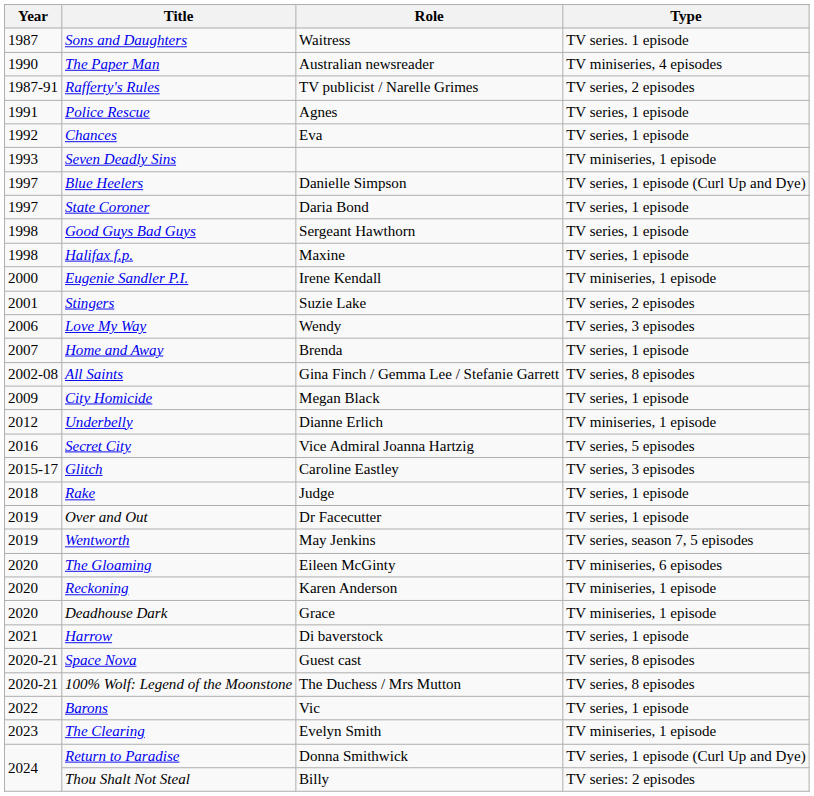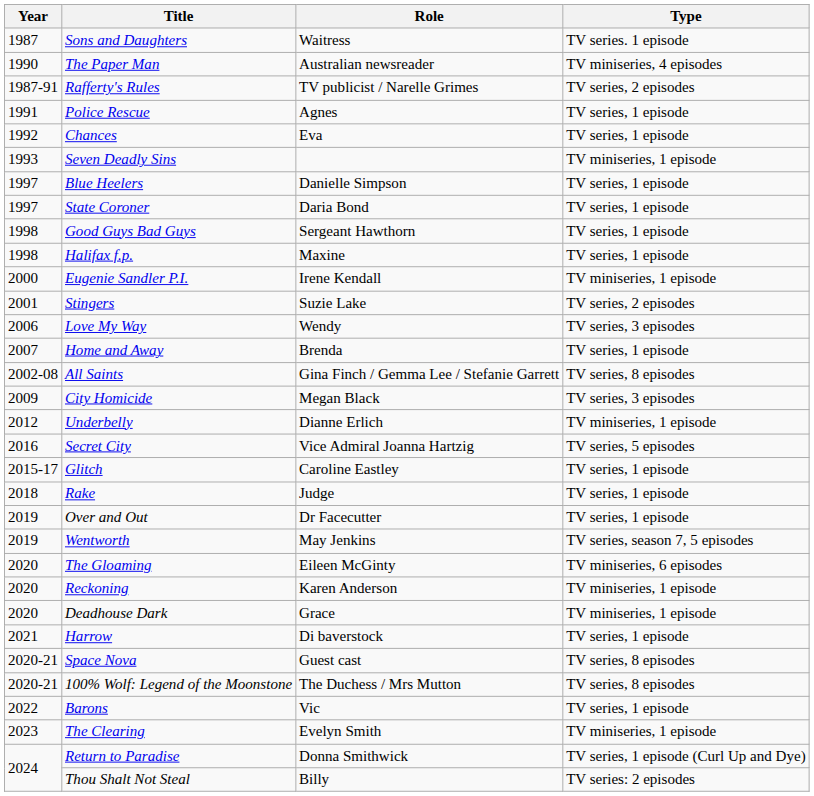(686, 183) TV series, 1 episode (Curl Up and Dye) -> (627, 183) TV series, 1 episode
(627, 398) TV series, 1 episode -> (630, 398) TV series, 3 episodes
(630, 469) TV series, 3 episodes -> (627, 469) TV series, 1 episode
